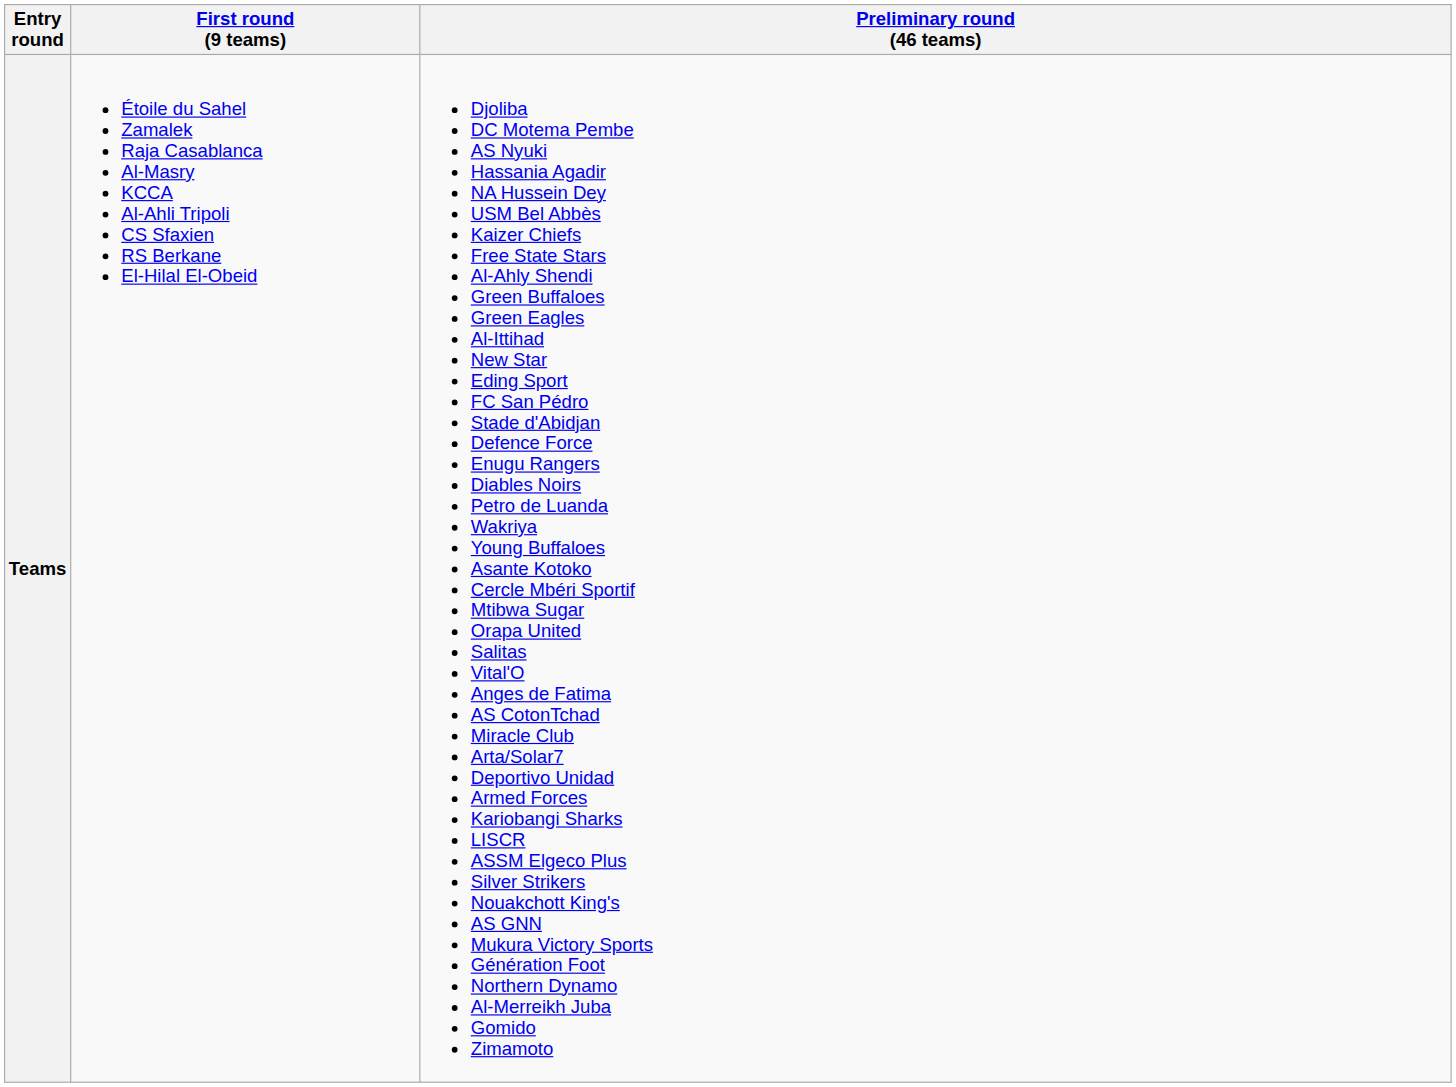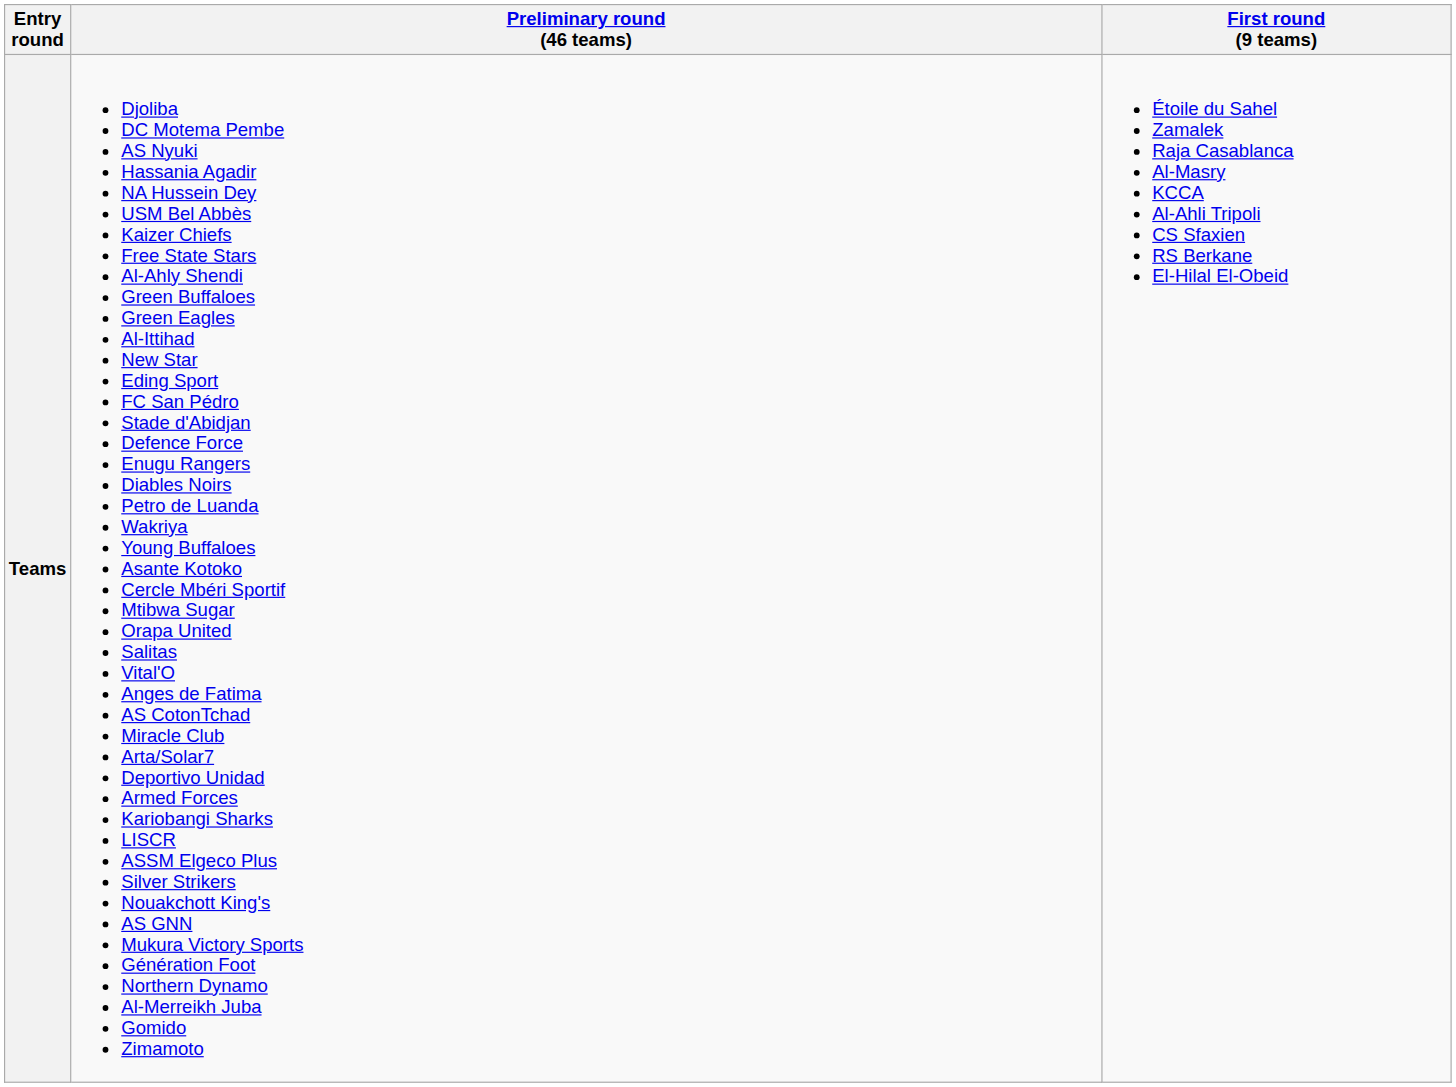columns swapped: (245, 29) <-> (936, 29)
